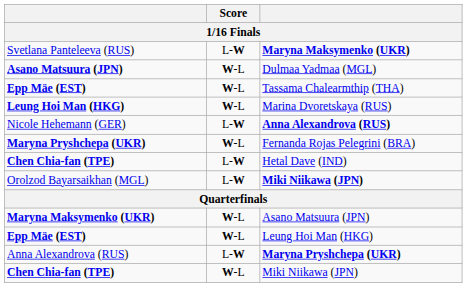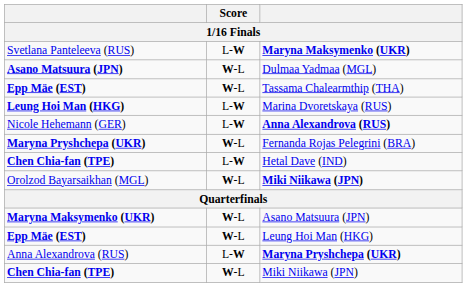(233, 106) W-L -> (233, 106) L-W
(233, 180) L-W -> (233, 180) W-L
